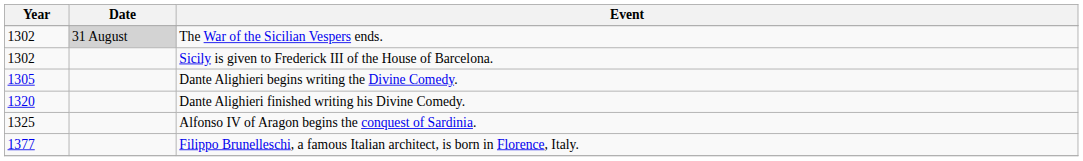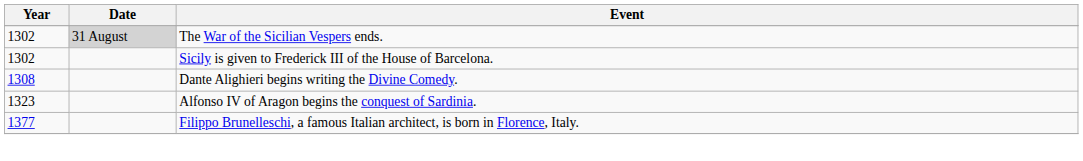(21, 79) 1305 -> (21, 79) 1308
- row: (322, 101)
(21, 123) 1325 -> (21, 101) 1323
